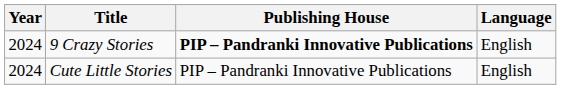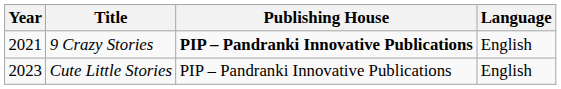(25, 44) 2024 -> (25, 44) 2021
(25, 71) 2024 -> (25, 71) 2023
